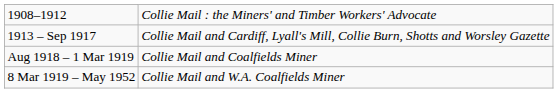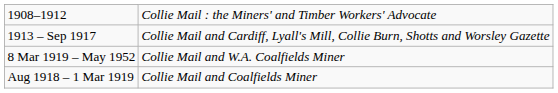rows swapped: (71, 56) <-> (71, 77)
